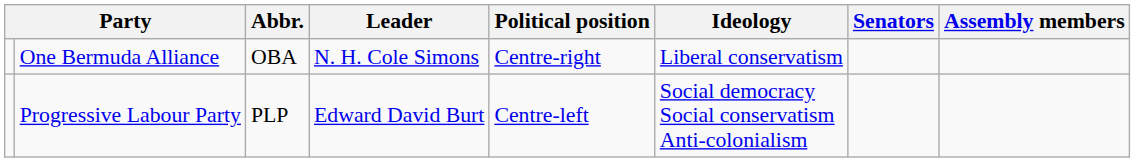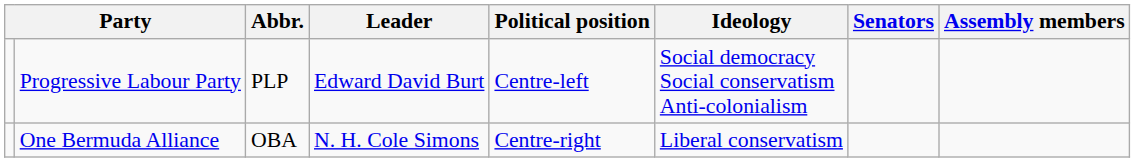rows swapped: (130, 115) <-> (119, 56)
